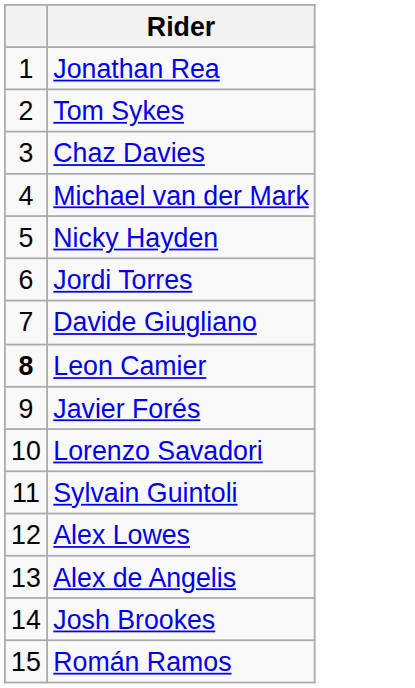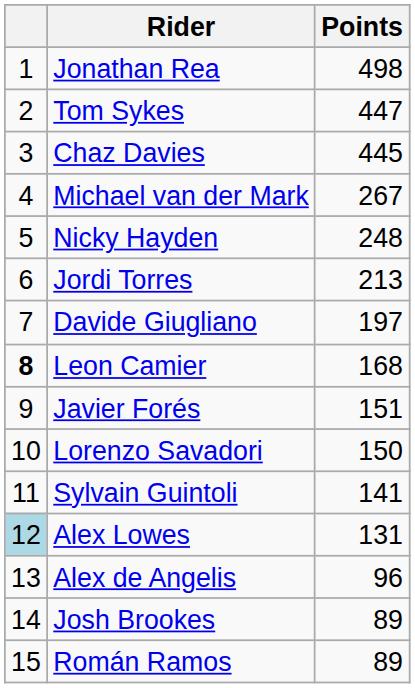+ column: (362, 26)
(26, 534) no background -> (26, 534) lightblue background
